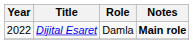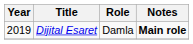(19, 30) 2022 -> (19, 30) 2019
